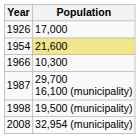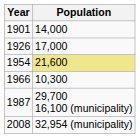+ row: (19, 29)
- row: (19, 108)
